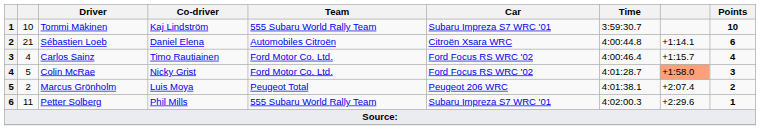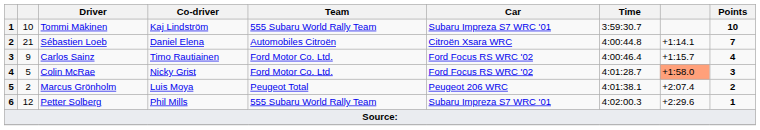(733, 41) 6 -> (733, 41) 7
(28, 56) 4 -> (28, 56) 9
(28, 101) 11 -> (28, 101) 12
